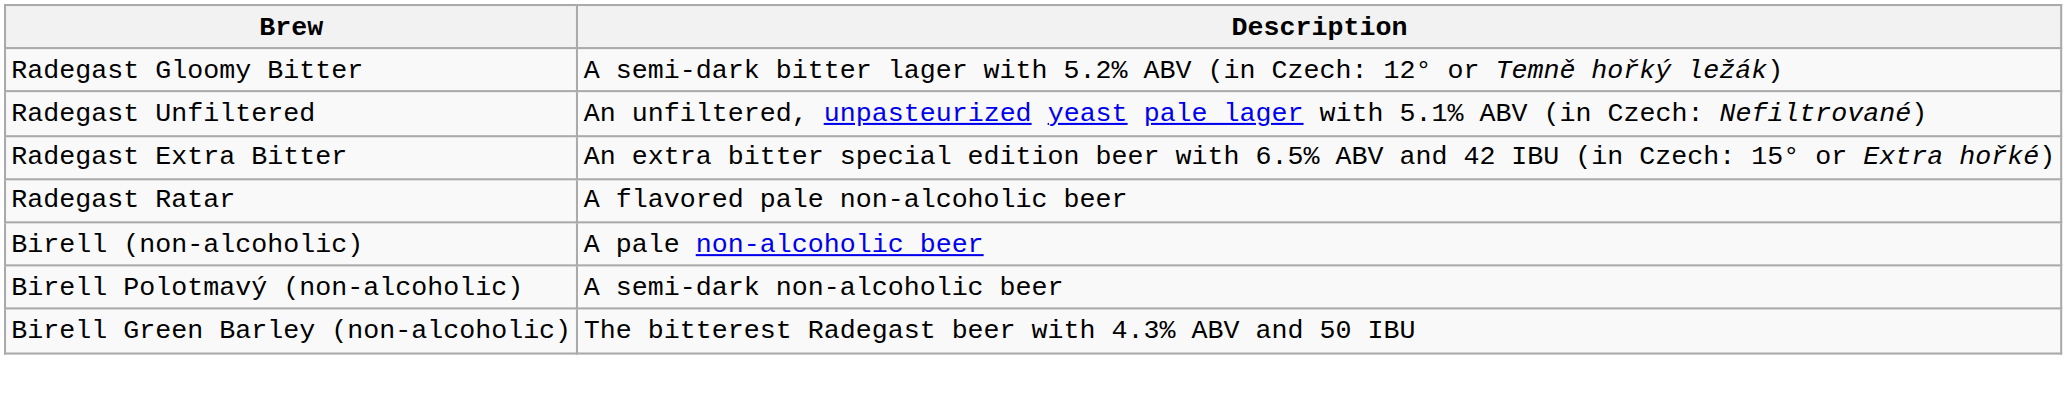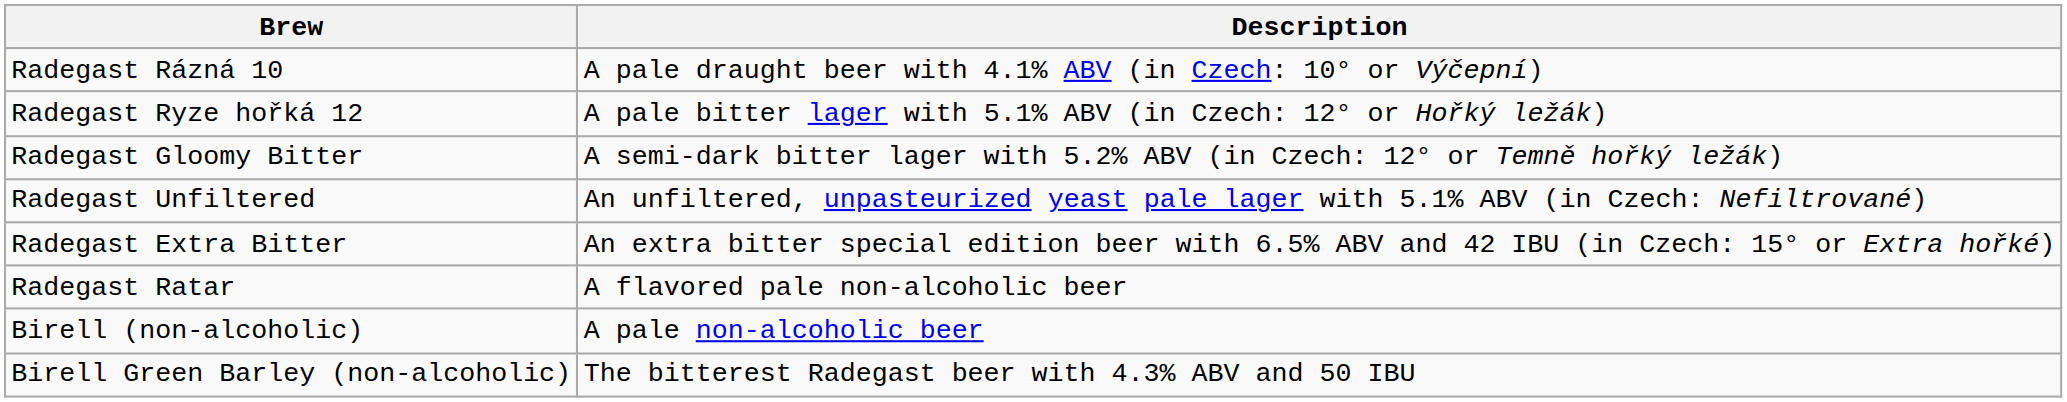+ row: (147, 70)
+ row: (187, 114)
- row: (267, 287)
